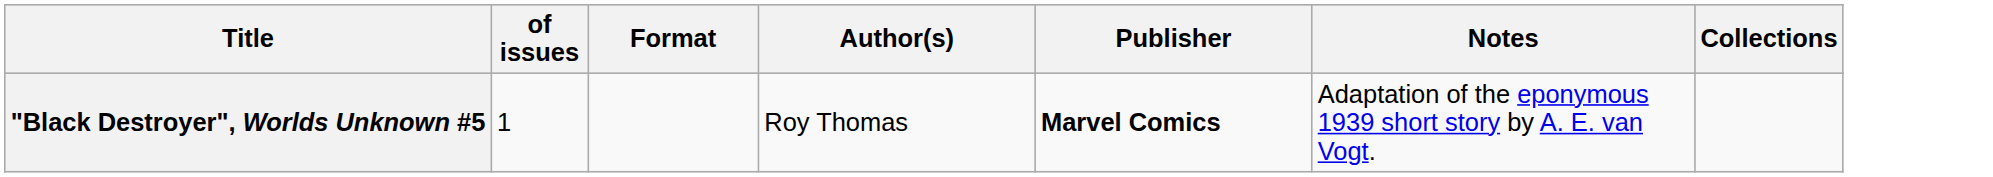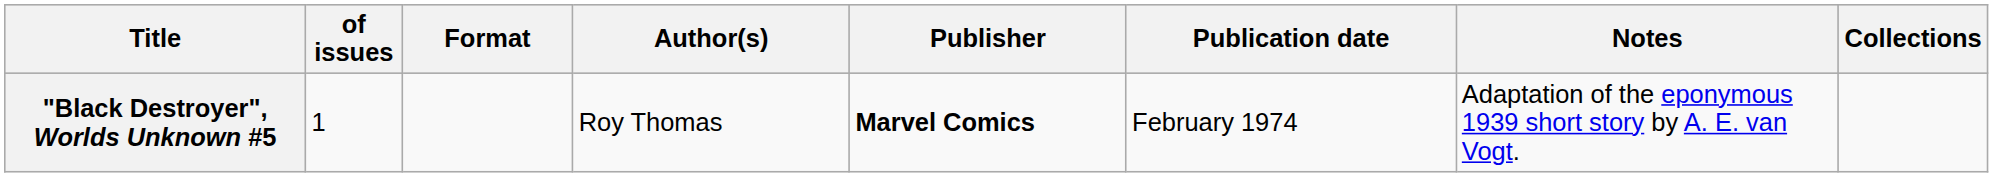+ column: (1291, 38)
